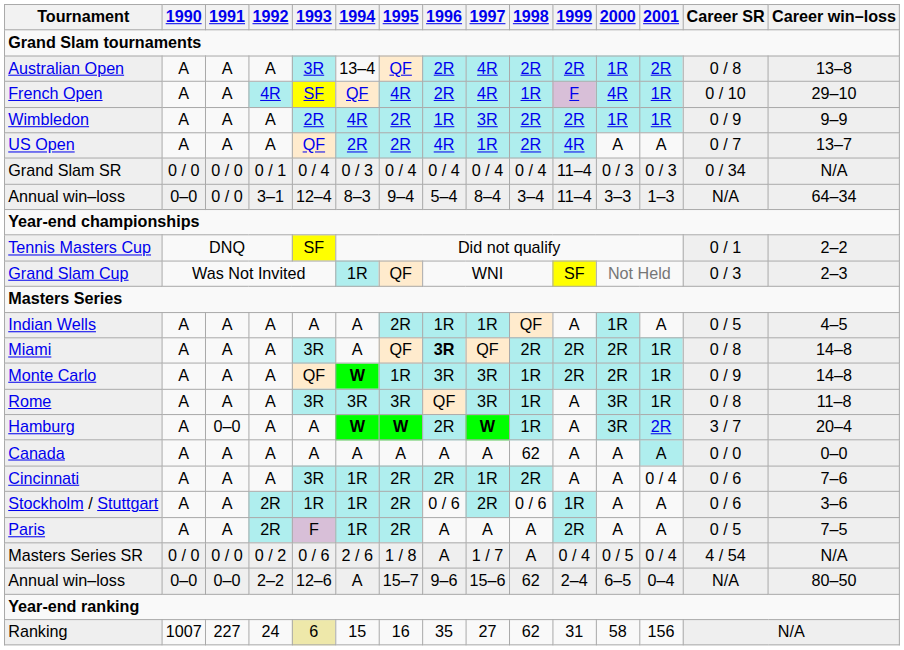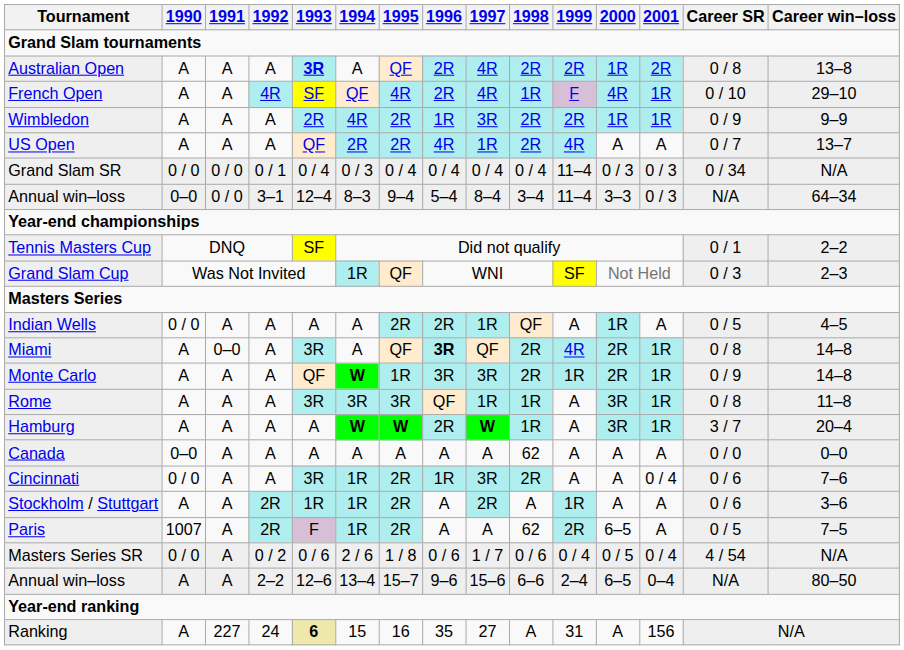(314, 68) normal -> (314, 68) bold
(357, 68) 13–4 -> (357, 68) A
(661, 196) 1–3 -> (661, 196) 0 / 3
(184, 324) A -> (184, 324) 0 / 0
(444, 324) 1R -> (444, 324) 2R
(227, 350) A -> (227, 350) 0–0
(574, 350) 2R -> (574, 350) 4R
(531, 376) 1R -> (531, 376) 2R
(574, 376) 2R -> (574, 376) 1R
(487, 401) 3R -> (487, 401) 1R
(227, 427) 0–0 -> (227, 427) A
(661, 427) 2R -> (661, 427) 1R
(184, 453) A -> (184, 453) 0–0
(661, 453) paleturquoise background -> (661, 453) no background
(184, 478) A -> (184, 478) 0 / 0
(444, 478) 2R -> (444, 478) 1R
(487, 478) 1R -> (487, 478) 3R
(444, 504) 0 / 6 -> (444, 504) A
(531, 504) 0 / 6 -> (531, 504) A
(184, 529) A -> (184, 529) 1007
(531, 529) A -> (531, 529) 62
(618, 529) A -> (618, 529) 6–5
(227, 555) 0 / 0 -> (227, 555) A
(444, 555) A -> (444, 555) 0 / 6
(531, 555) A -> (531, 555) 0 / 6
(184, 581) 0–0 -> (184, 581) A
(227, 581) 0–0 -> (227, 581) A
(357, 581) A -> (357, 581) 13–4
(531, 581) 62 -> (531, 581) 6–6
(184, 632) 1007 -> (184, 632) A
(314, 632) normal -> (314, 632) bold
(531, 632) 62 -> (531, 632) A
(618, 632) 58 -> (618, 632) A
